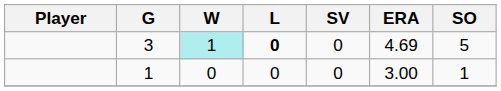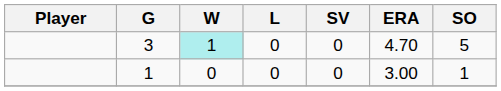(275, 46) bold -> (275, 46) normal
(401, 46) 4.69 -> (401, 46) 4.70
